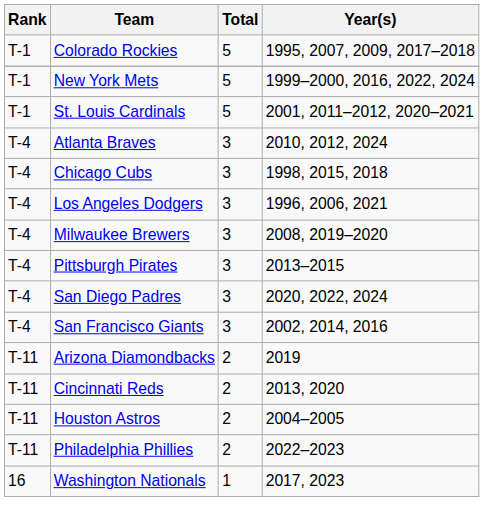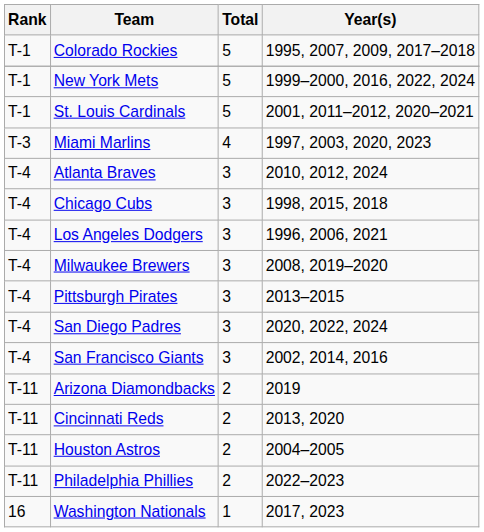+ row: (102, 142)
